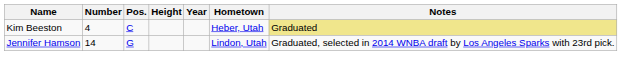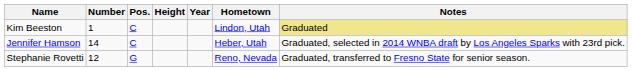(88, 27) 4 -> (91, 27) 1
(237, 27) Heber, Utah -> (242, 27) Lindon, Utah
(130, 43) G -> (133, 43) C
(239, 43) Lindon, Utah -> (241, 43) Heber, Utah
+ row: (45, 58)
